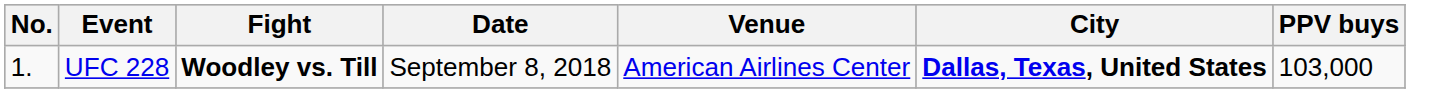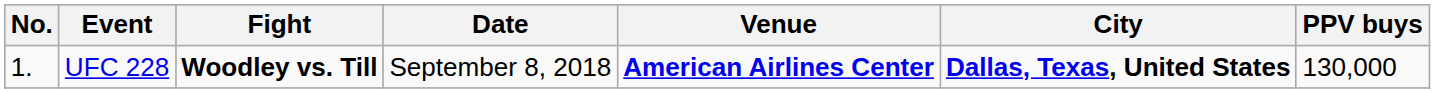(767, 66) normal -> (779, 66) bold
(1326, 66) 103,000 -> (1350, 66) 130,000
